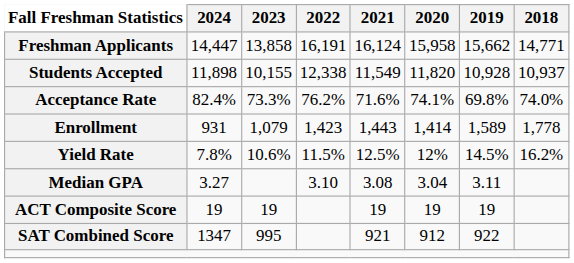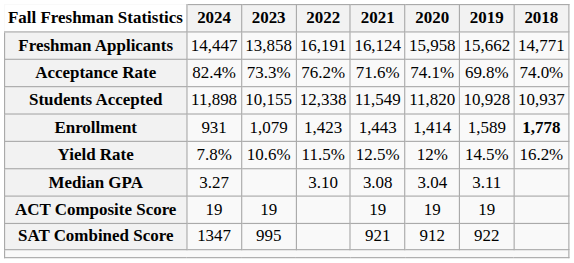rows swapped: (96, 72) <-> (96, 99)
(541, 127) normal -> (541, 127) bold
